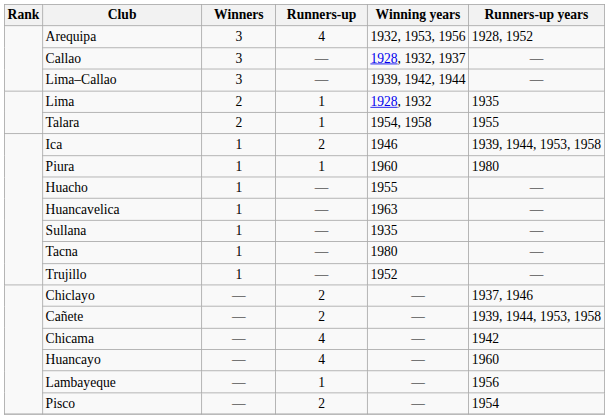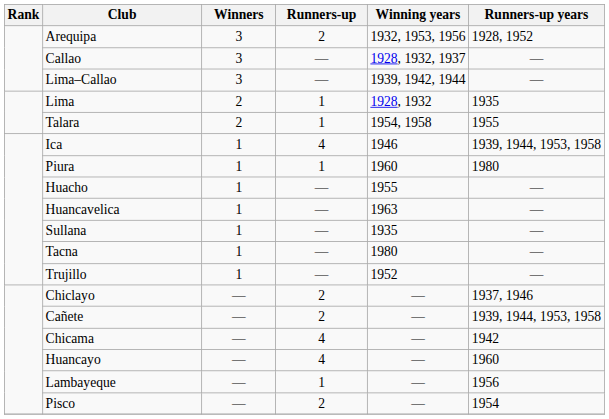(322, 36) 4 -> (322, 36) 2
(322, 144) 2 -> (322, 144) 4
